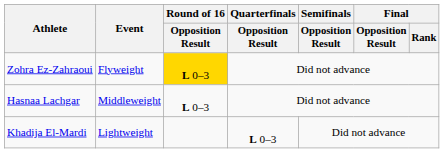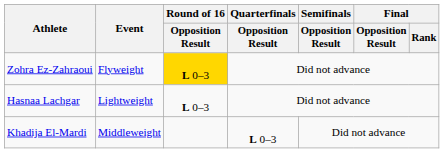(129, 101) Middleweight -> (125, 101) Lightweight
(125, 132) Lightweight -> (129, 132) Middleweight
